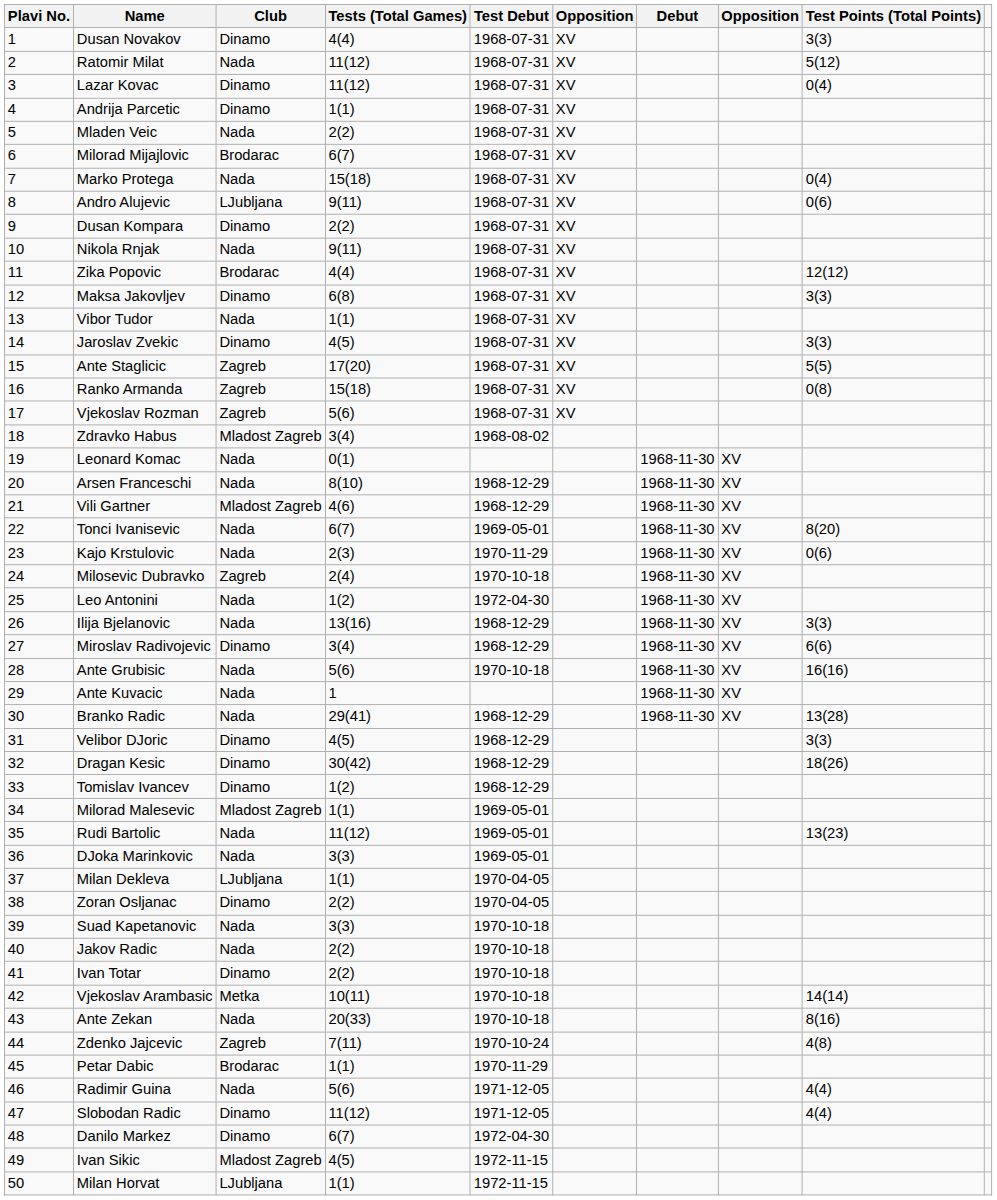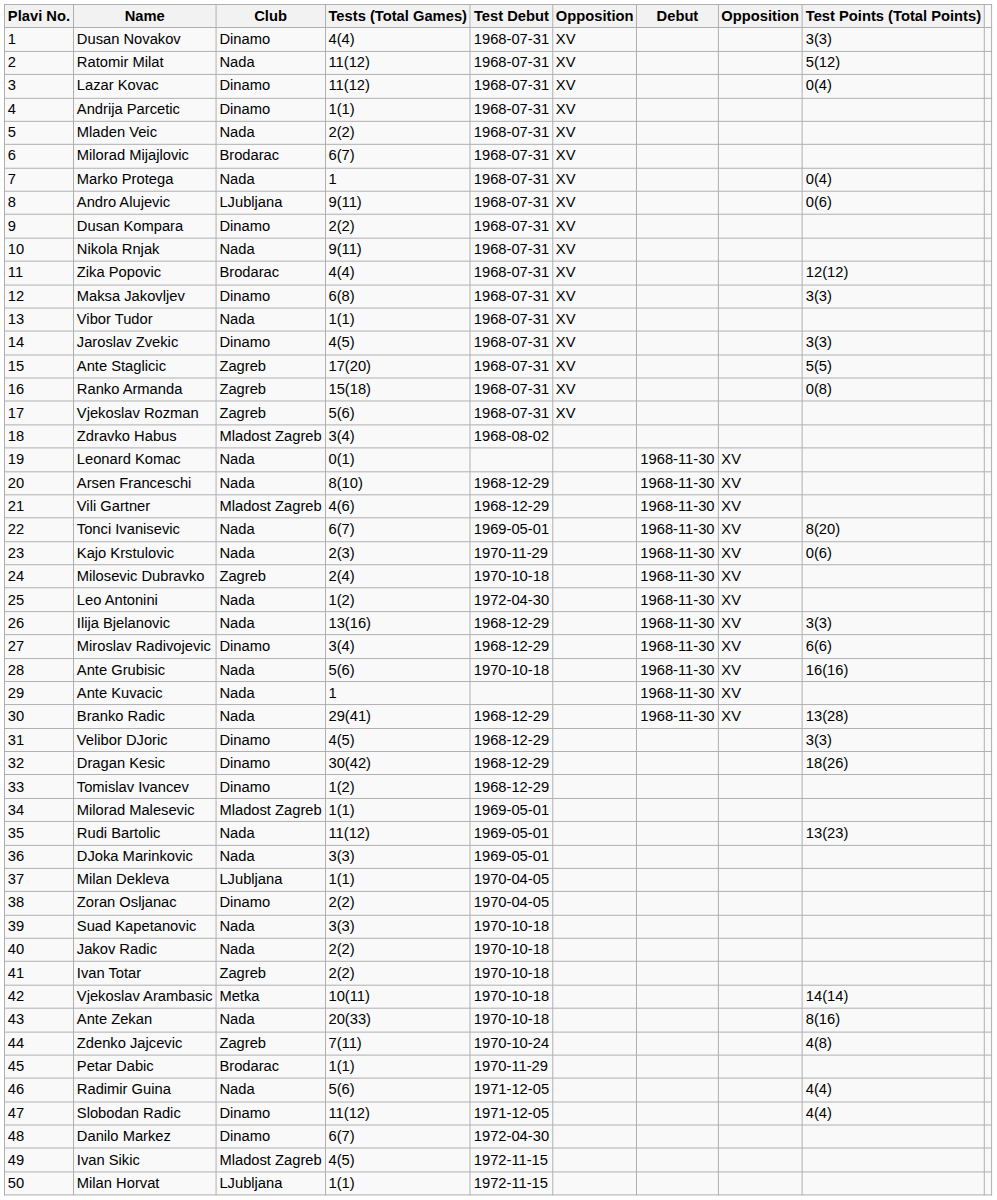(350, 179) 15(18) -> (333, 179) 1
(245, 973) Dinamo -> (243, 973) Zagreb
